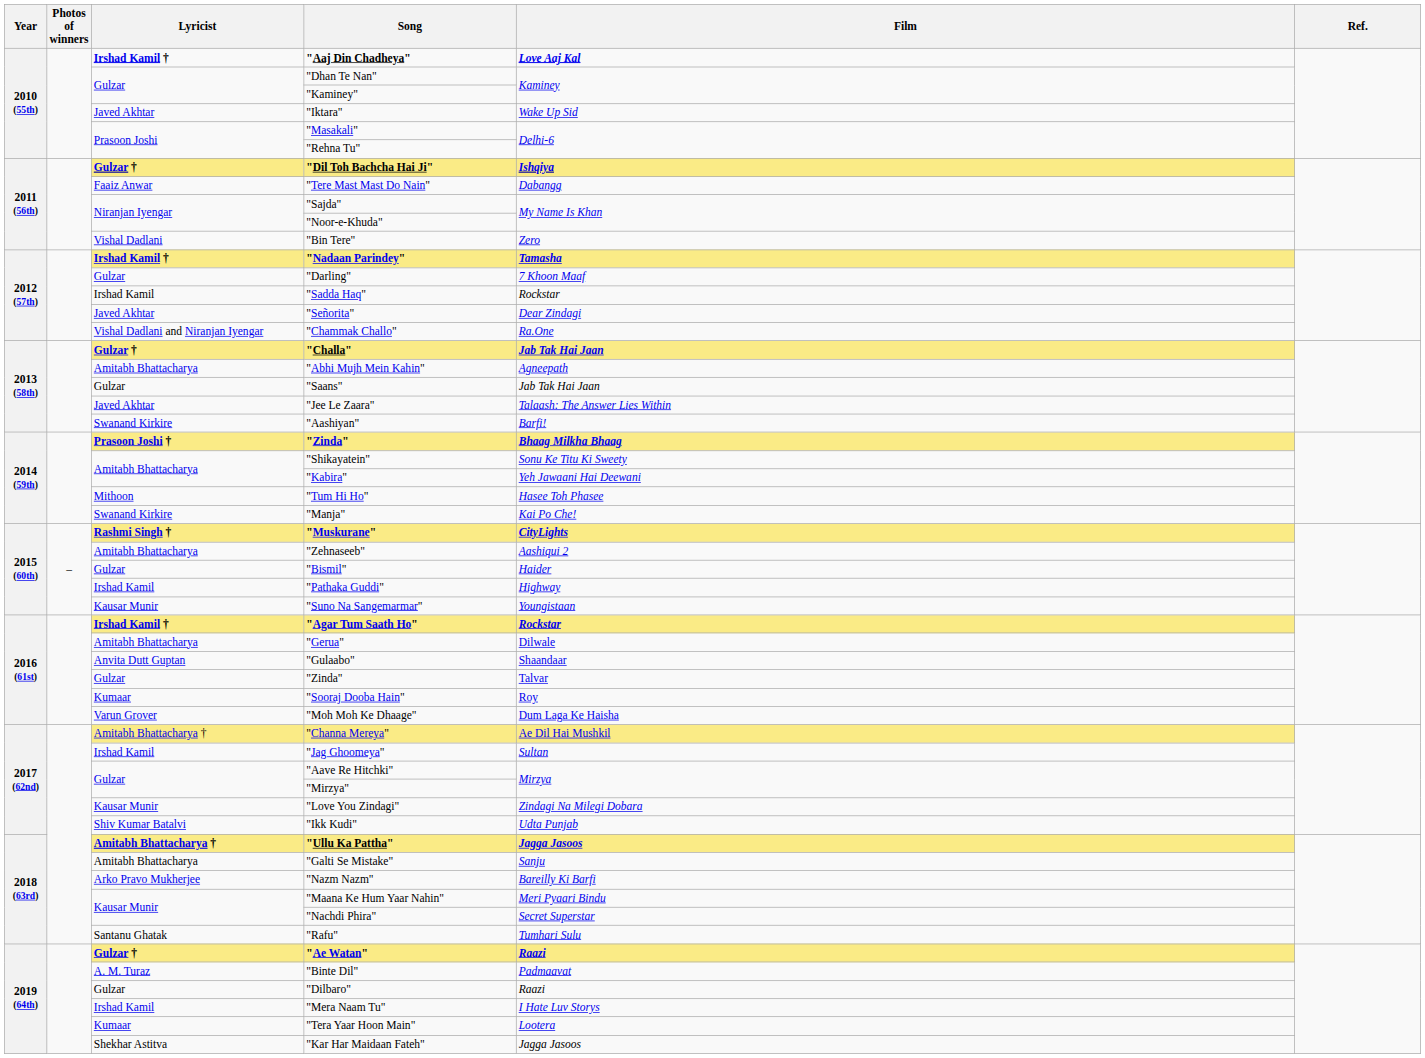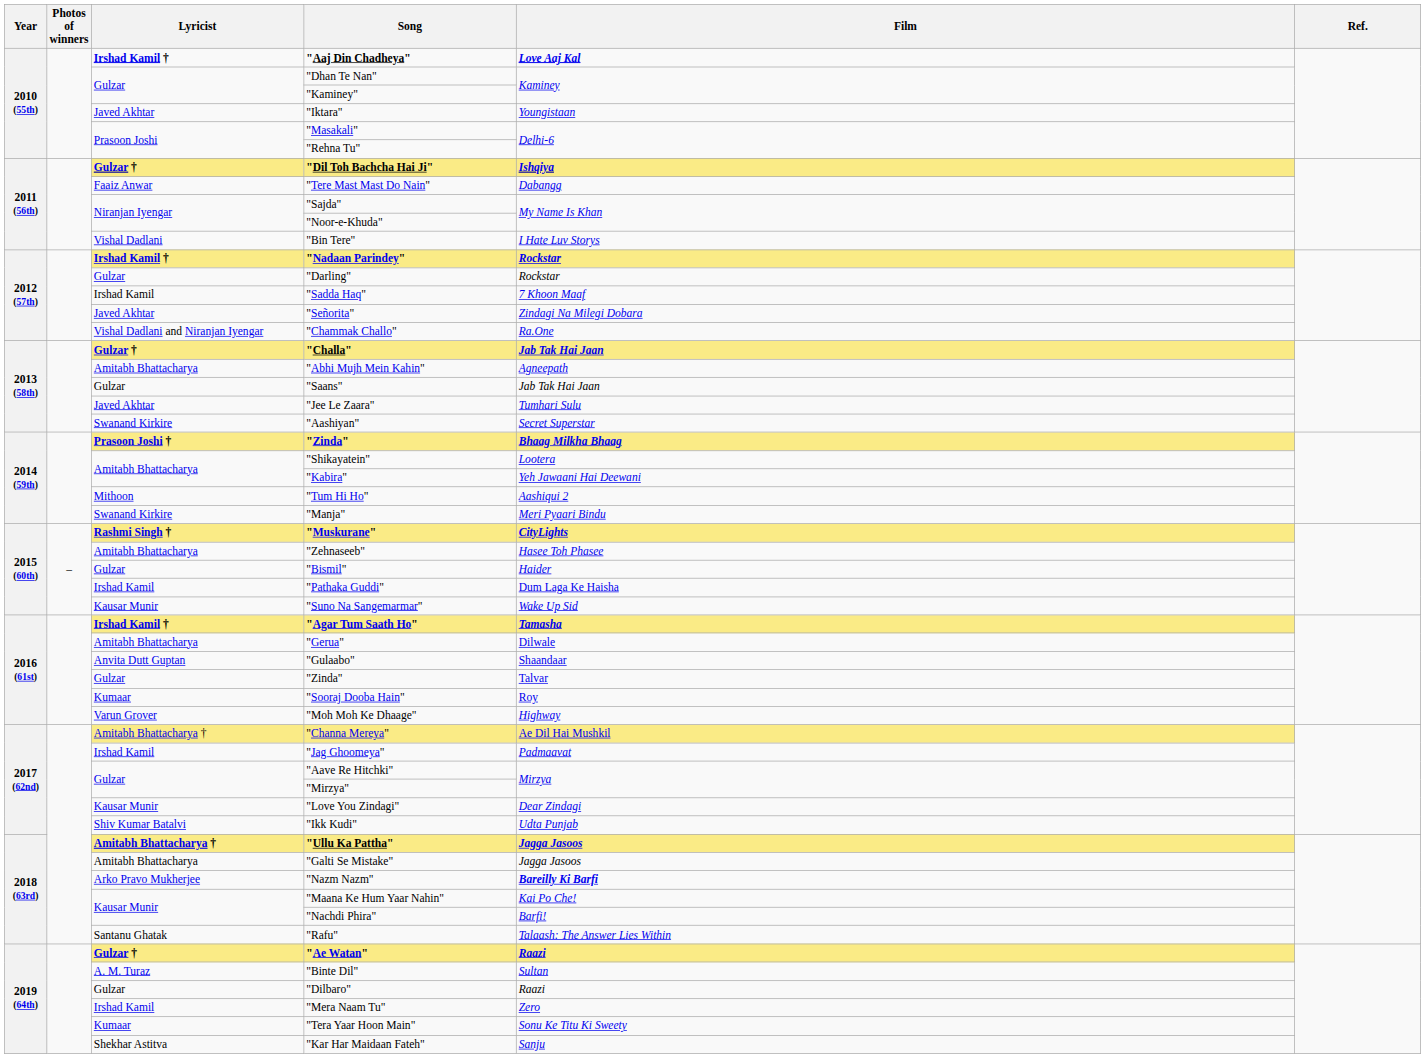(548, 112) Wake Up Sid -> (547, 112) Youngistaan
(529, 240) Zero -> (559, 240) I Hate Luv Storys
(540, 258) Tamasha -> (540, 258) Rockstar
(552, 277) 7 Khoon Maaf -> (539, 277) Rockstar
(539, 295) Rockstar -> (552, 295) 7 Khoon Maaf
(550, 313) Dear Zindagi -> (581, 313) Zindagi Na Milegi Dobara
(595, 404) Talaash: The Answer Lies Within -> (550, 404) Tumhari Sulu
(532, 423) Barfi! -> (557, 423) Secret Superstar
(573, 459) Sonu Ke Titu Ki Sweety -> (537, 459) Lootera
(561, 496) Hasee Toh Phasee -> (544, 496) Aashiqui 2
(548, 514) Kai Po Che! -> (562, 514) Meri Pyaari Bindu
(544, 551) Aashiqui 2 -> (561, 551) Hasee Toh Phasee
(540, 587) Highway -> (569, 587) Dum Laga Ke Haisha
(547, 605) Youngistaan -> (548, 605) Wake Up Sid
(540, 624) Rockstar -> (540, 624) Tamasha
(569, 715) Dum Laga Ke Haisha -> (540, 715) Highway
(533, 752) Sultan -> (545, 752) Padmaavat
(581, 806) Zindagi Na Milegi Dobara -> (550, 806) Dear Zindagi
(532, 861) Sanju -> (550, 861) Jagga Jasoos
(557, 879) normal -> (558, 879) bold
(562, 898) Meri Pyaari Bindu -> (548, 898) Kai Po Che!
(557, 916) Secret Superstar -> (532, 916) Barfi!
(550, 934) Tumhari Sulu -> (595, 934) Talaash: The Answer Lies Within
(545, 971) Padmaavat -> (533, 971) Sultan
(559, 1007) I Hate Luv Storys -> (529, 1007) Zero
(537, 1026) Lootera -> (573, 1026) Sonu Ke Titu Ki Sweety
(550, 1044) Jagga Jasoos -> (532, 1044) Sanju
